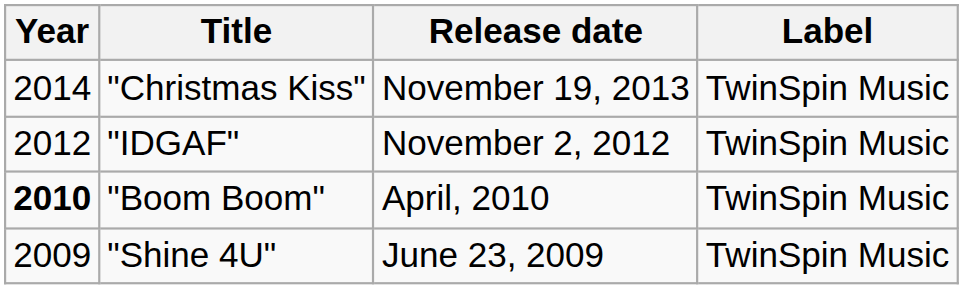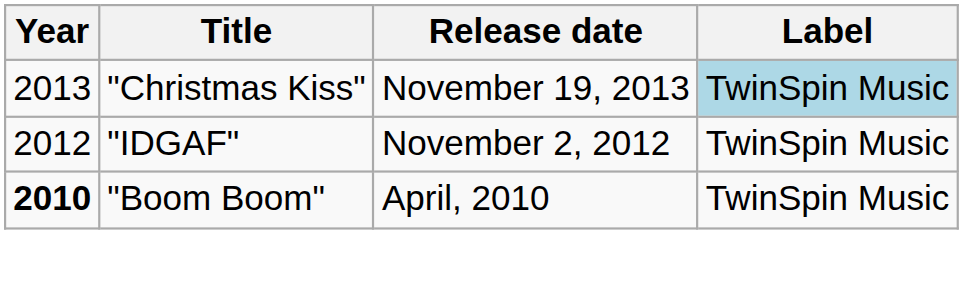(52, 87) 2014 -> (52, 87) 2013
(828, 87) no background -> (828, 87) lightblue background
- row: (192, 254)
